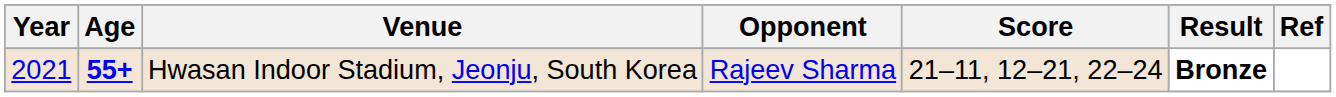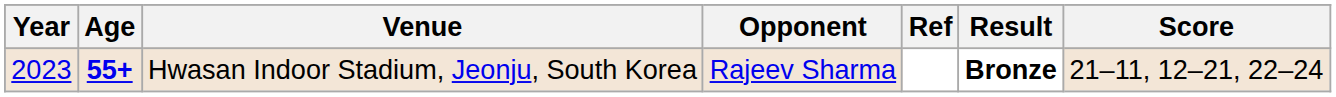columns swapped: (1036, 27) <-> (1301, 27)
(41, 69) 2021 -> (41, 69) 2023
